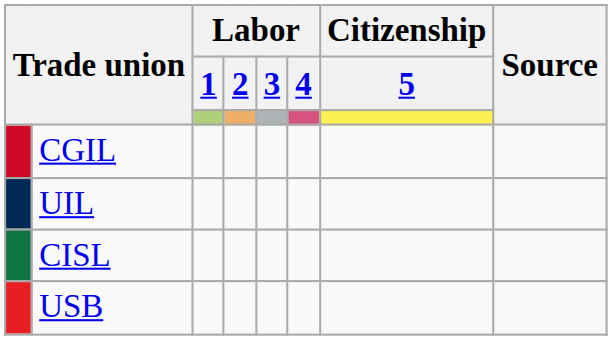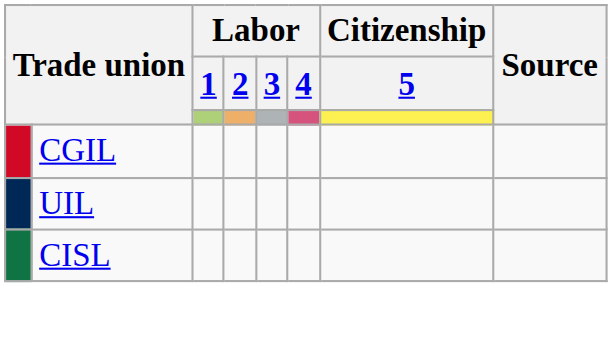- row: (71, 307)
